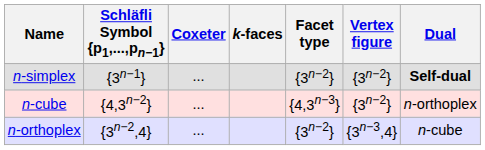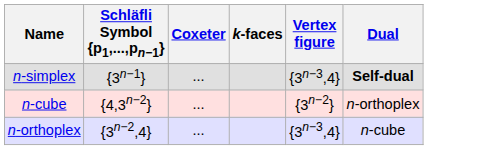- column: (315, 33)
(372, 76) {3n−2} -> (315, 76) {3n−3,4}
